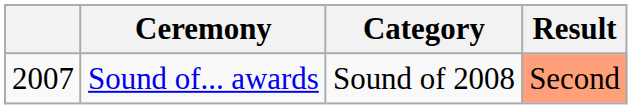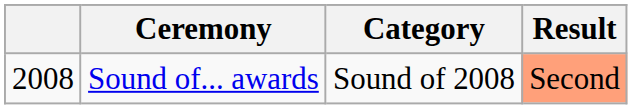(43, 77) 2007 -> (43, 77) 2008
